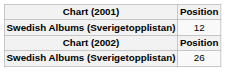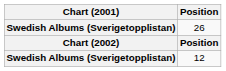rows swapped: (199, 27) <-> (199, 58)
